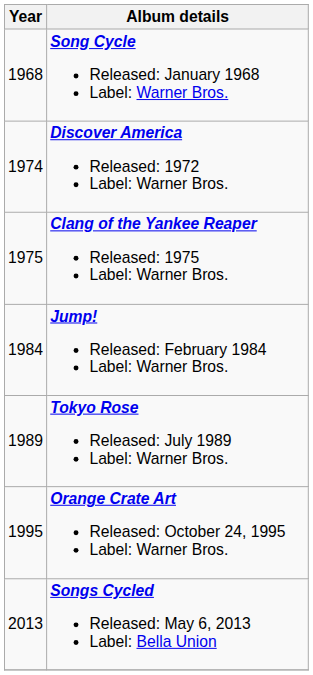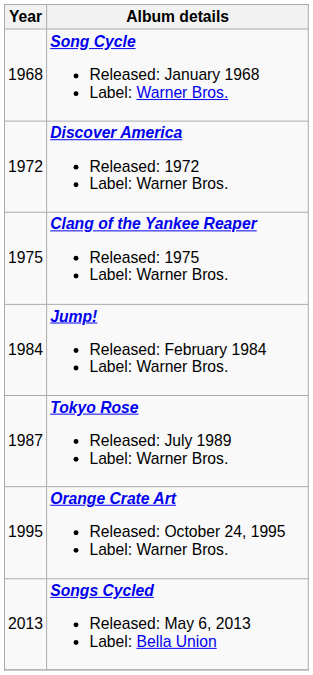(26, 166) 1974 -> (26, 166) 1972
(26, 441) 1989 -> (26, 441) 1987
